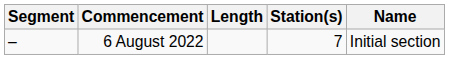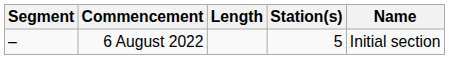(338, 41) 7 -> (338, 41) 5
